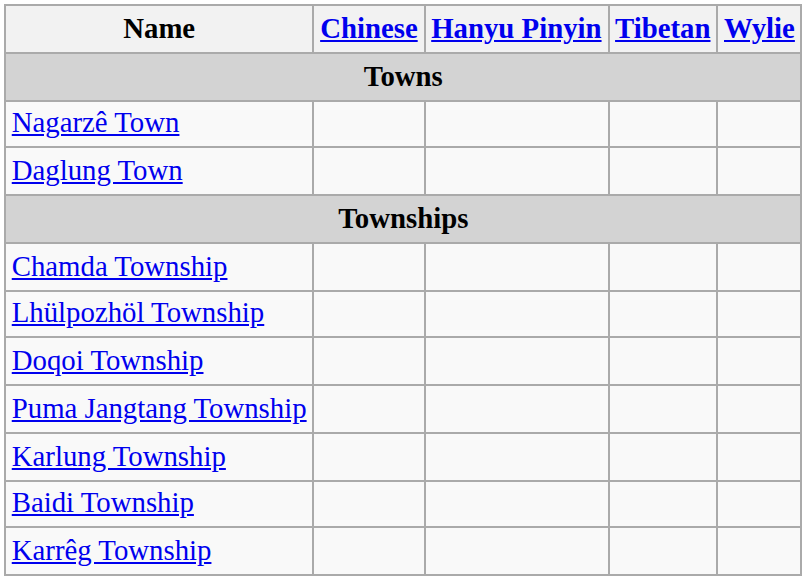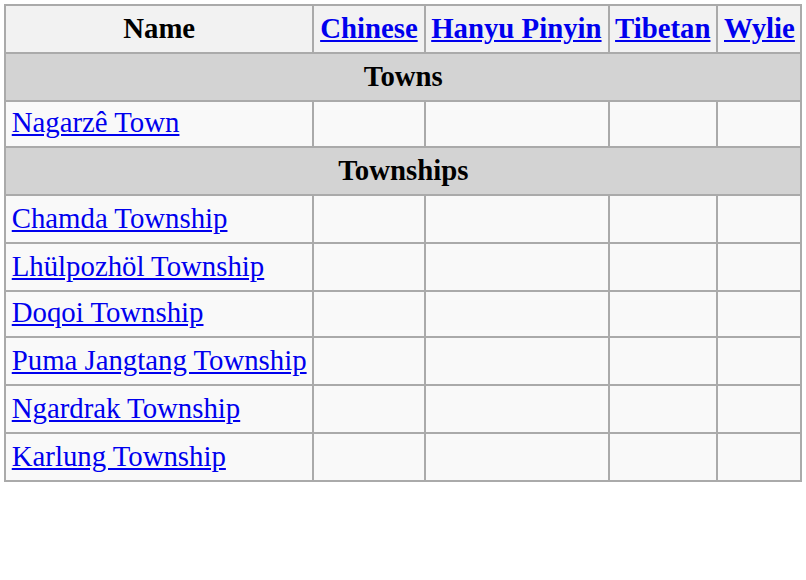- row: (97, 171)
+ row: (126, 408)
- row: (103, 503)
- row: (112, 551)
